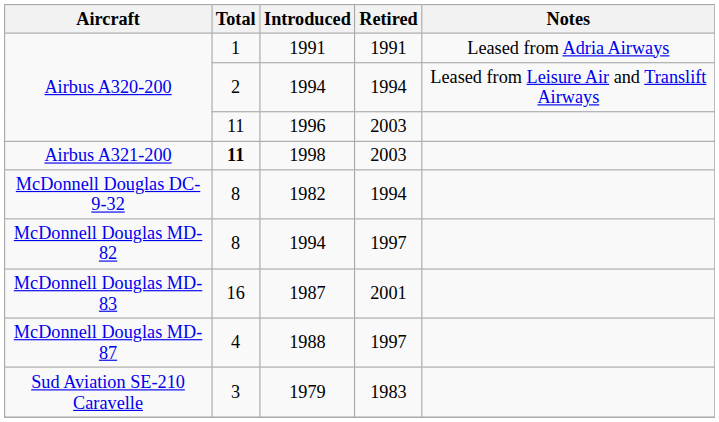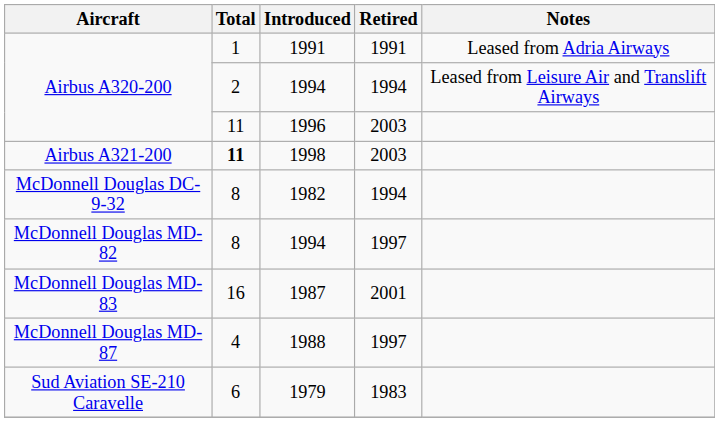(236, 392) 3 -> (236, 392) 6
